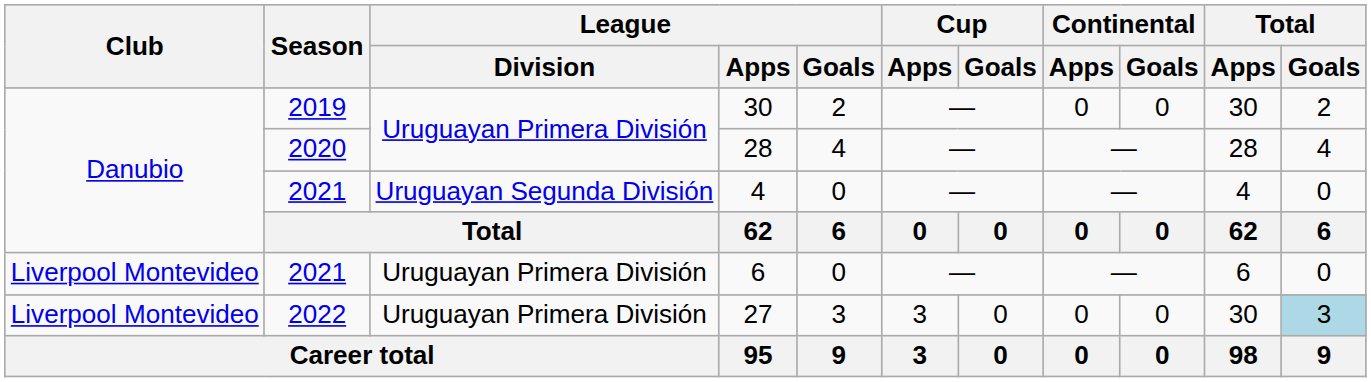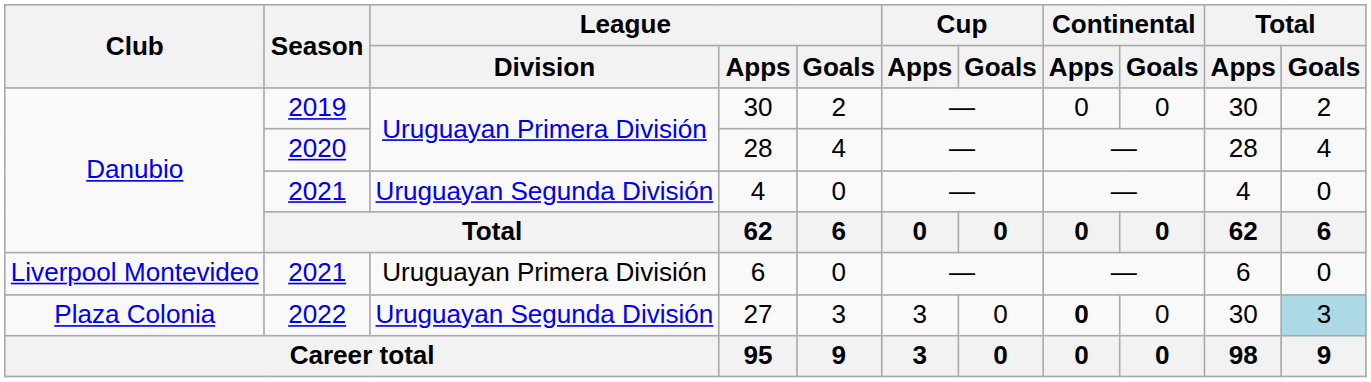(135, 314) Liverpool Montevideo -> (135, 314) Plaza Colonia
(544, 314) Uruguayan Primera División -> (544, 314) Uruguayan Segunda División
(1081, 314) normal -> (1081, 314) bold
